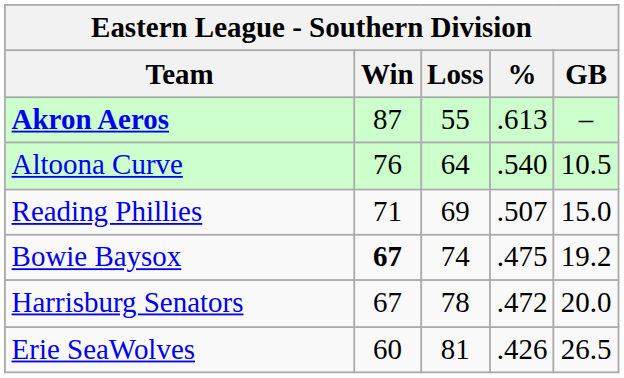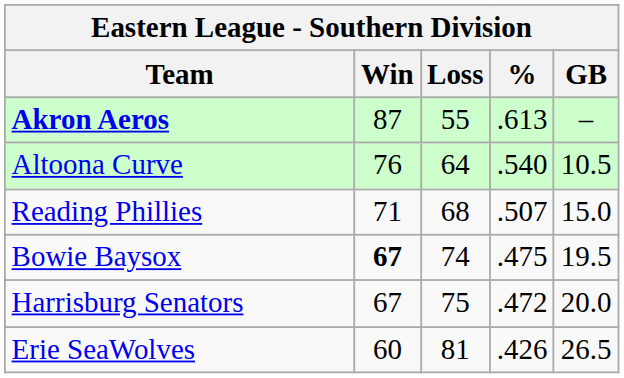(455, 211) 69 -> (455, 211) 68
(586, 257) 19.2 -> (586, 257) 19.5
(455, 303) 78 -> (455, 303) 75
